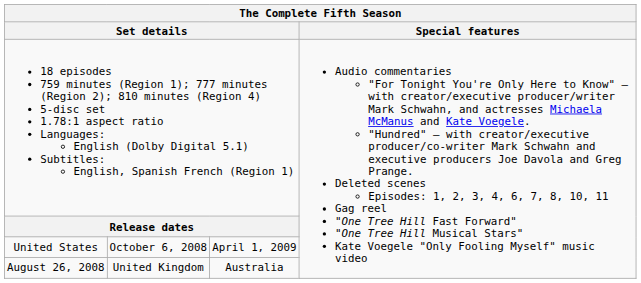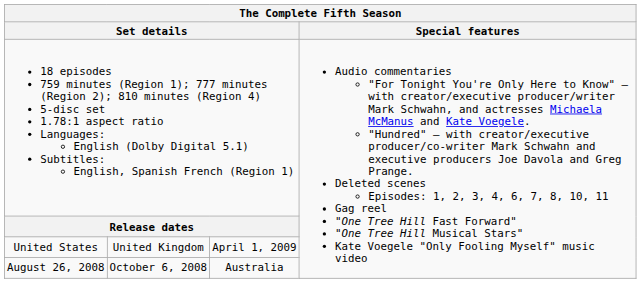(158, 247) October 6, 2008 -> (158, 247) United Kingdom
(158, 268) United Kingdom -> (158, 268) October 6, 2008
